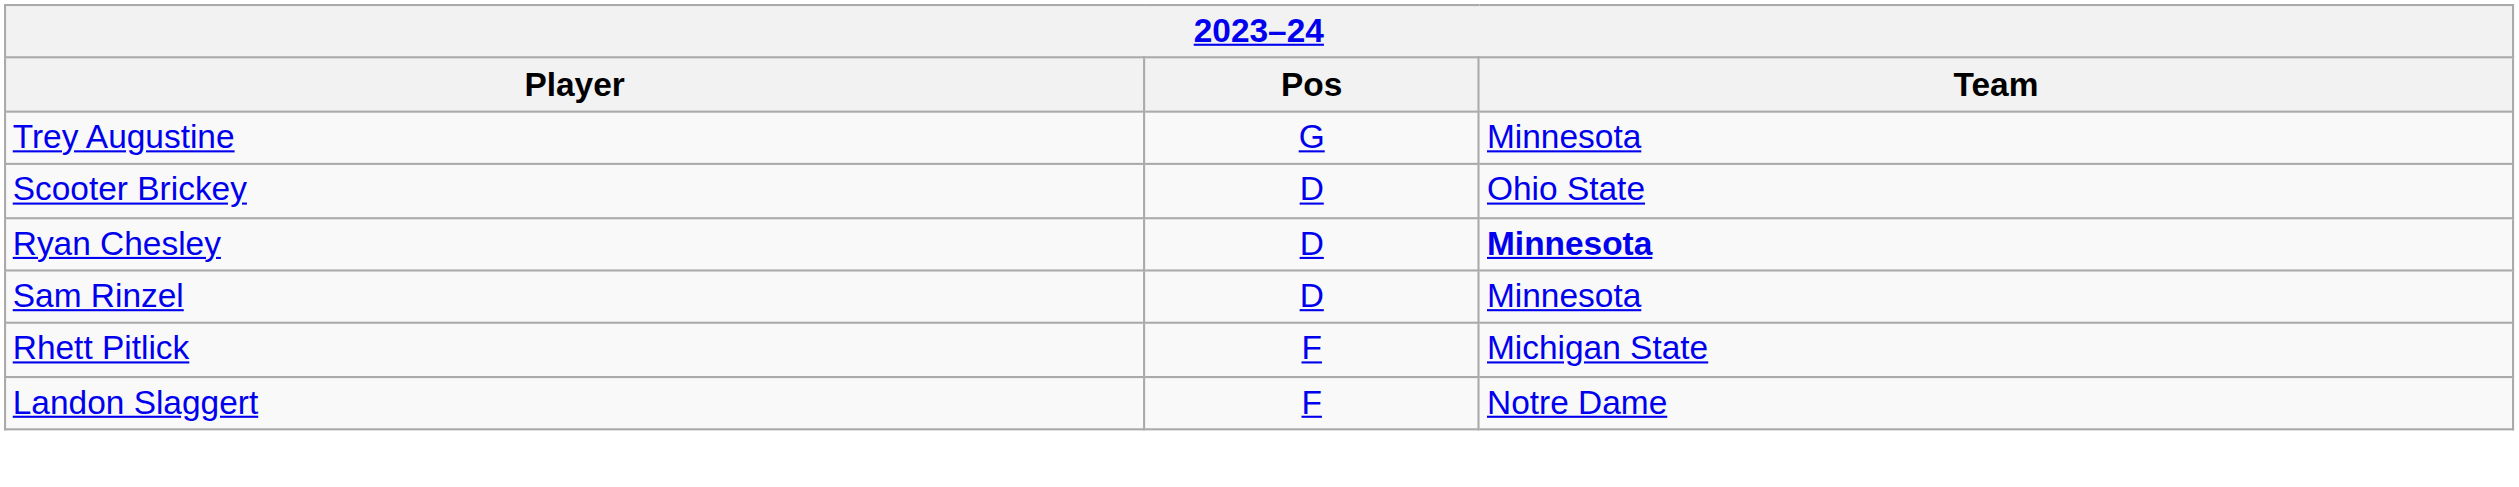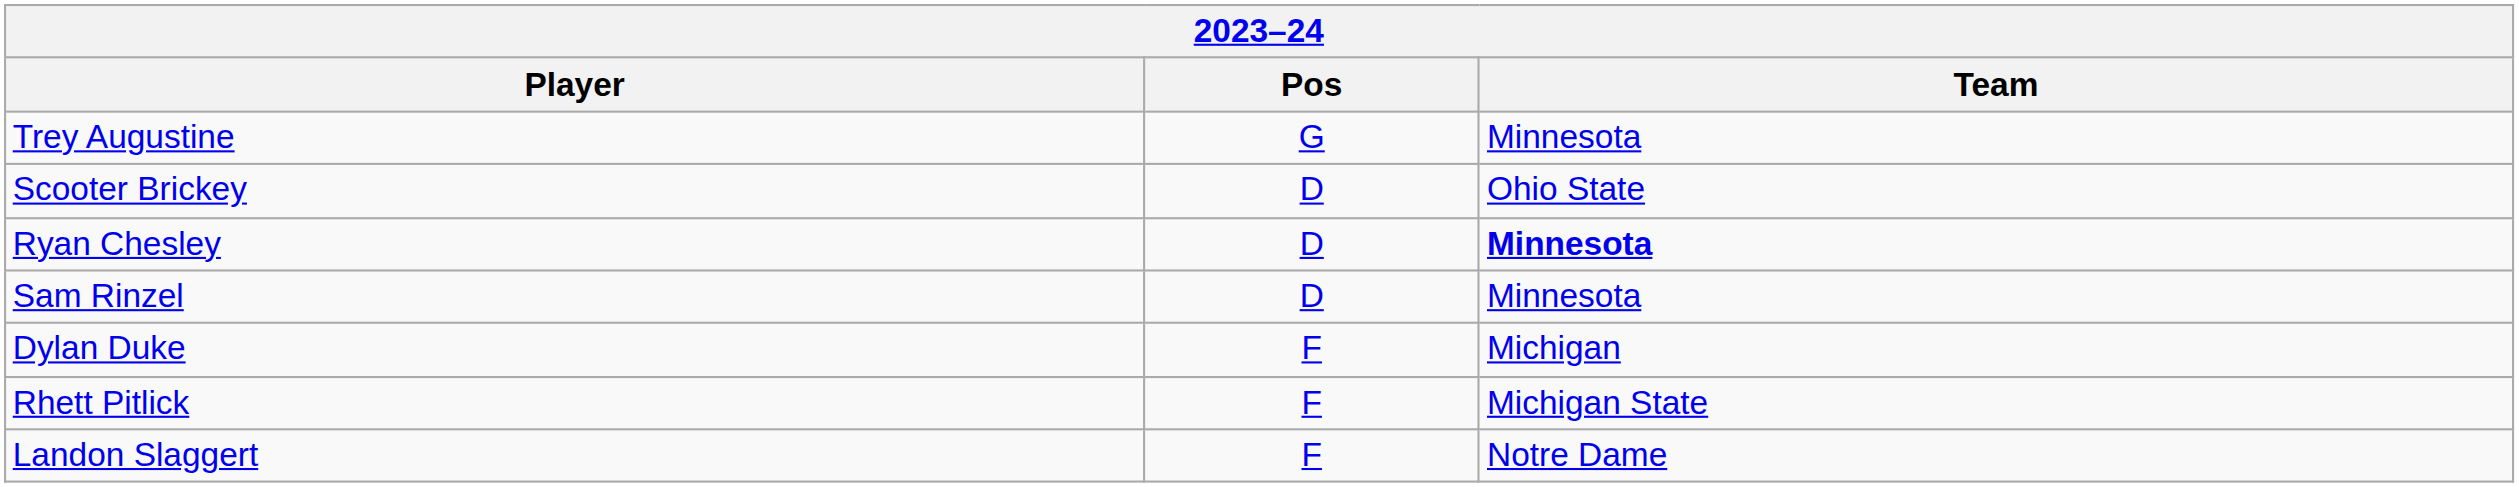+ row: (99, 349)
